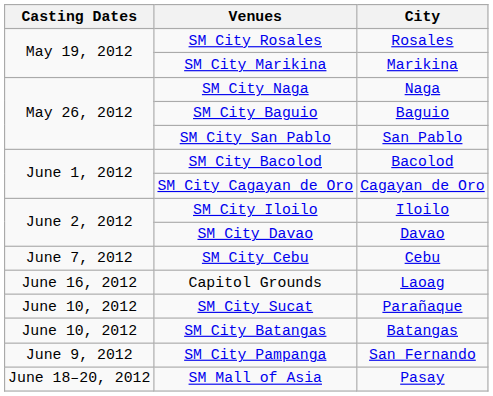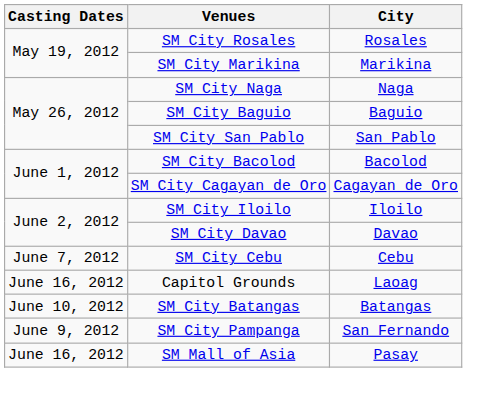- row: (255, 306)
(79, 379) June 18–20, 2012 -> (66, 355) June 16, 2012
